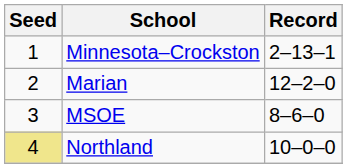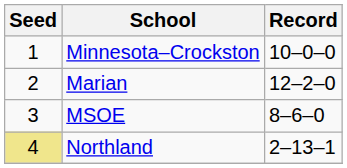(302, 52) 2–13–1 -> (302, 52) 10–0–0
(302, 147) 10–0–0 -> (302, 147) 2–13–1
